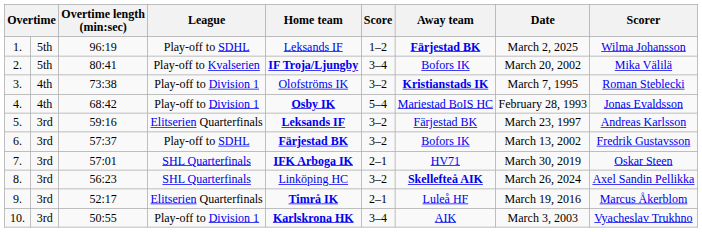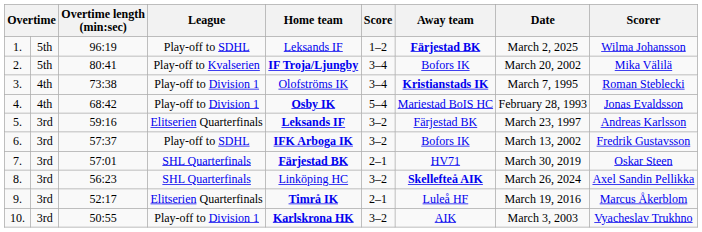(378, 84) 3–2 -> (378, 84) 3–4
(313, 141) Färjestad BK -> (313, 141) IFK Arboga IK
(313, 160) IFK Arboga IK -> (313, 160) Färjestad BK
(378, 217) 3–4 -> (378, 217) 3–2
